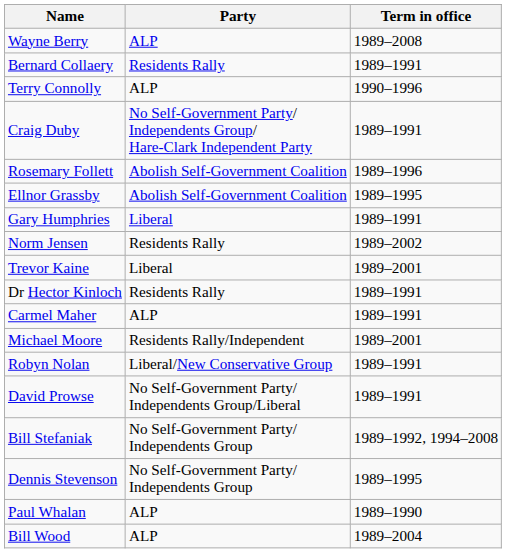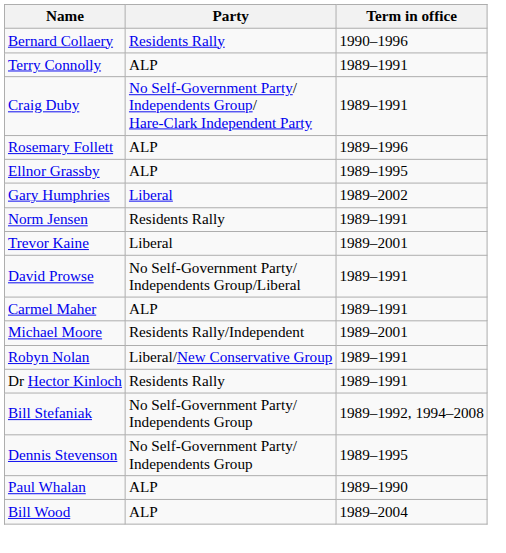- row: (48, 40)
(388, 64) 1989–1991 -> (374, 40) 1990–1996
(388, 88) 1990–1996 -> (374, 64) 1989–1991
(238, 171) Abolish Self-Government Coalition -> (143, 147) ALP
(238, 195) Abolish Self-Government Coalition -> (143, 171) ALP
(388, 219) 1989–1991 -> (374, 195) 1989–2002
(388, 243) 1989–2002 -> (374, 219) 1989–1991
rows swapped: (65, 291) <-> (51, 396)
